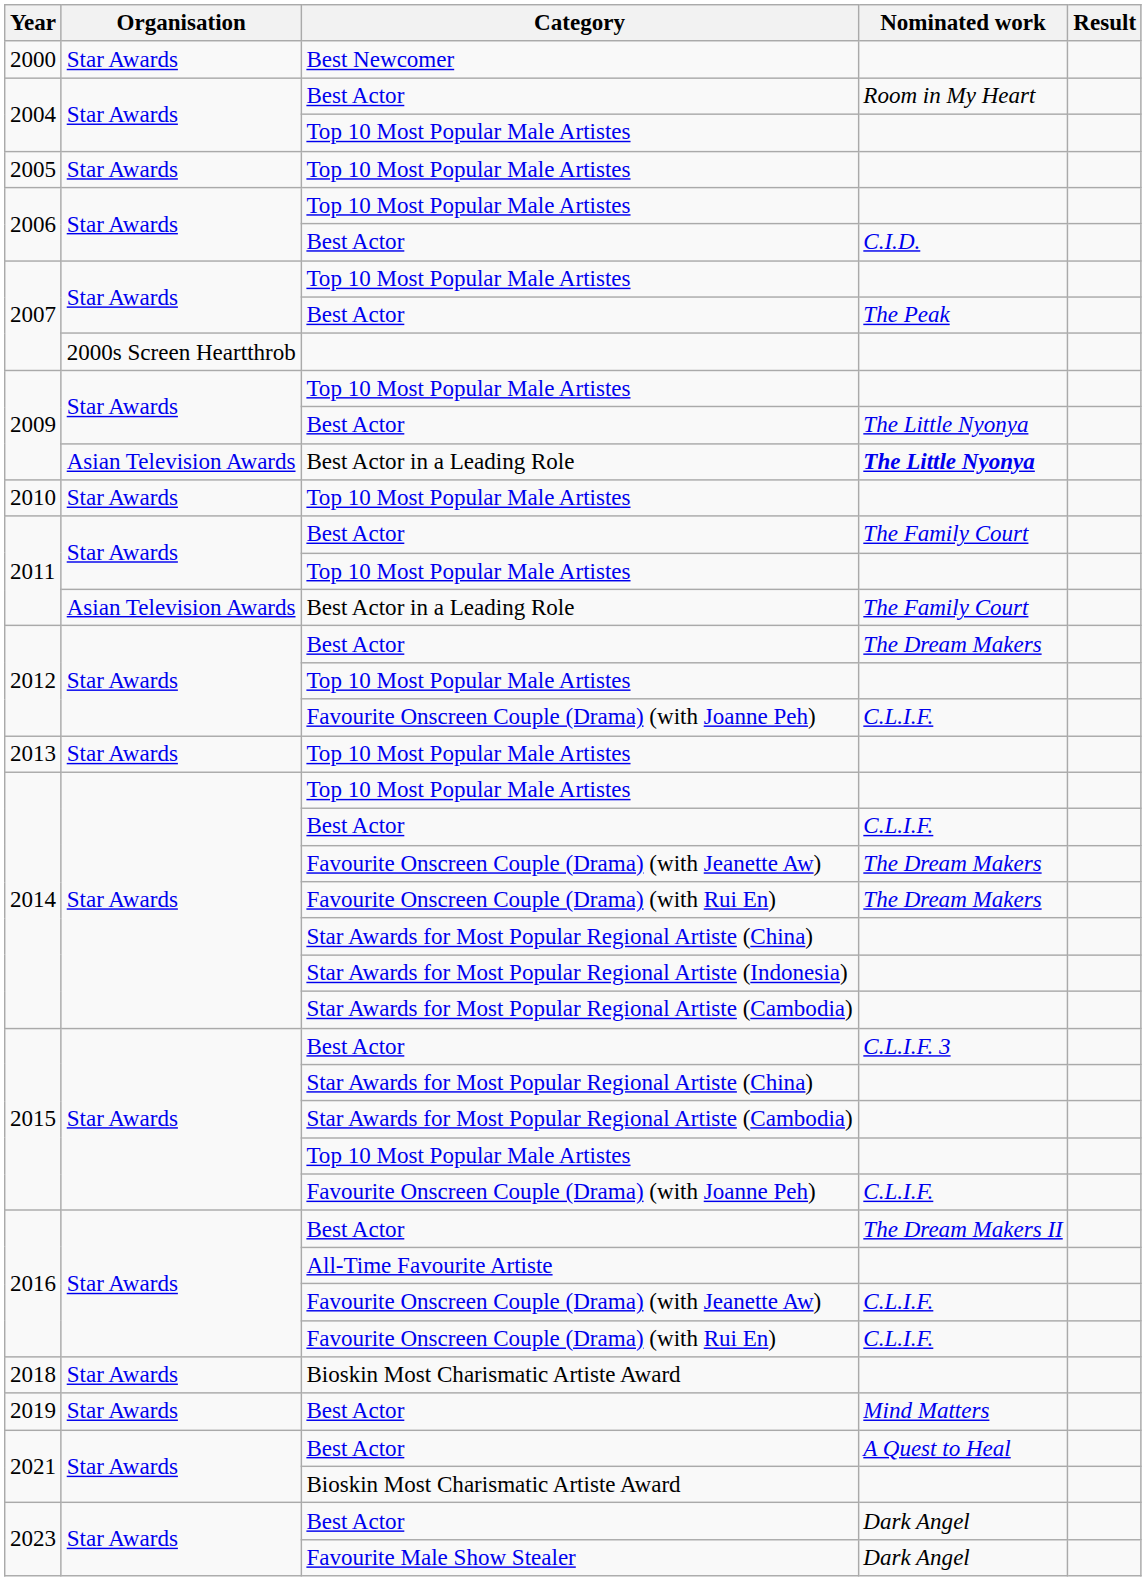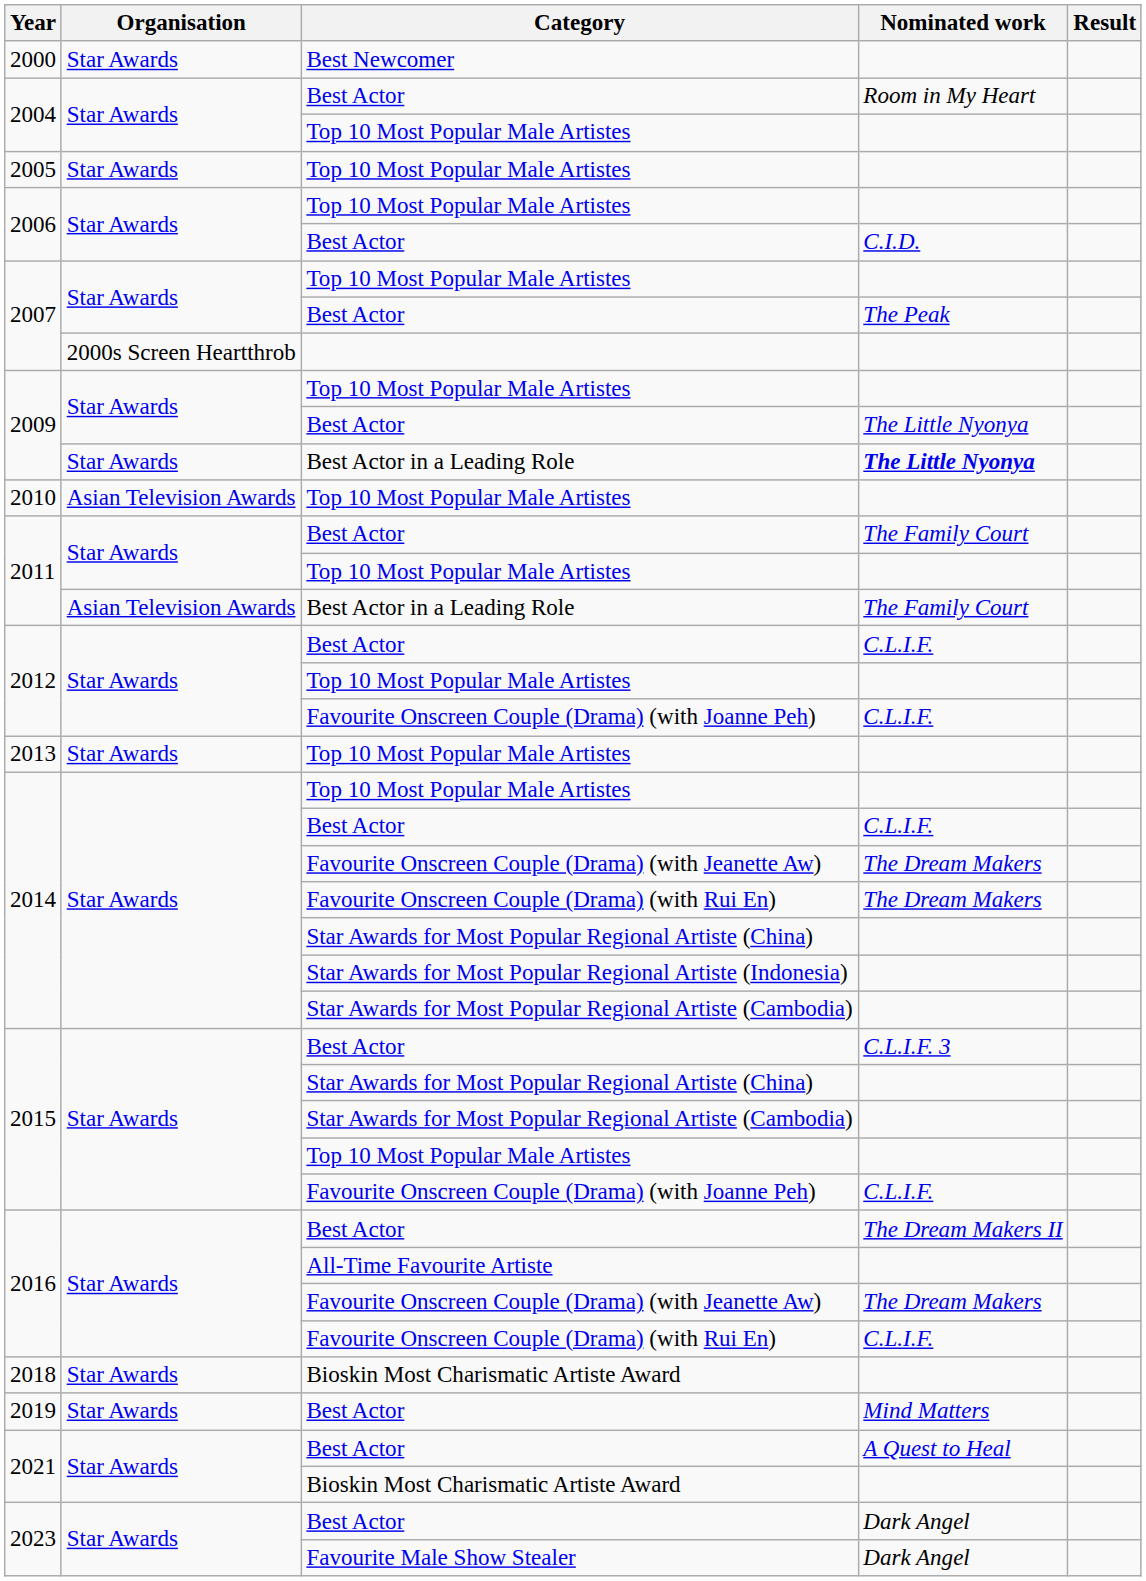(181, 461) Asian Television Awards -> (122, 461) Star Awards
(122, 497) Star Awards -> (181, 497) Asian Television Awards
(952, 643) The Dream Makers -> (898, 643) C.L.I.F.
(898, 1301) C.L.I.F. -> (952, 1301) The Dream Makers
